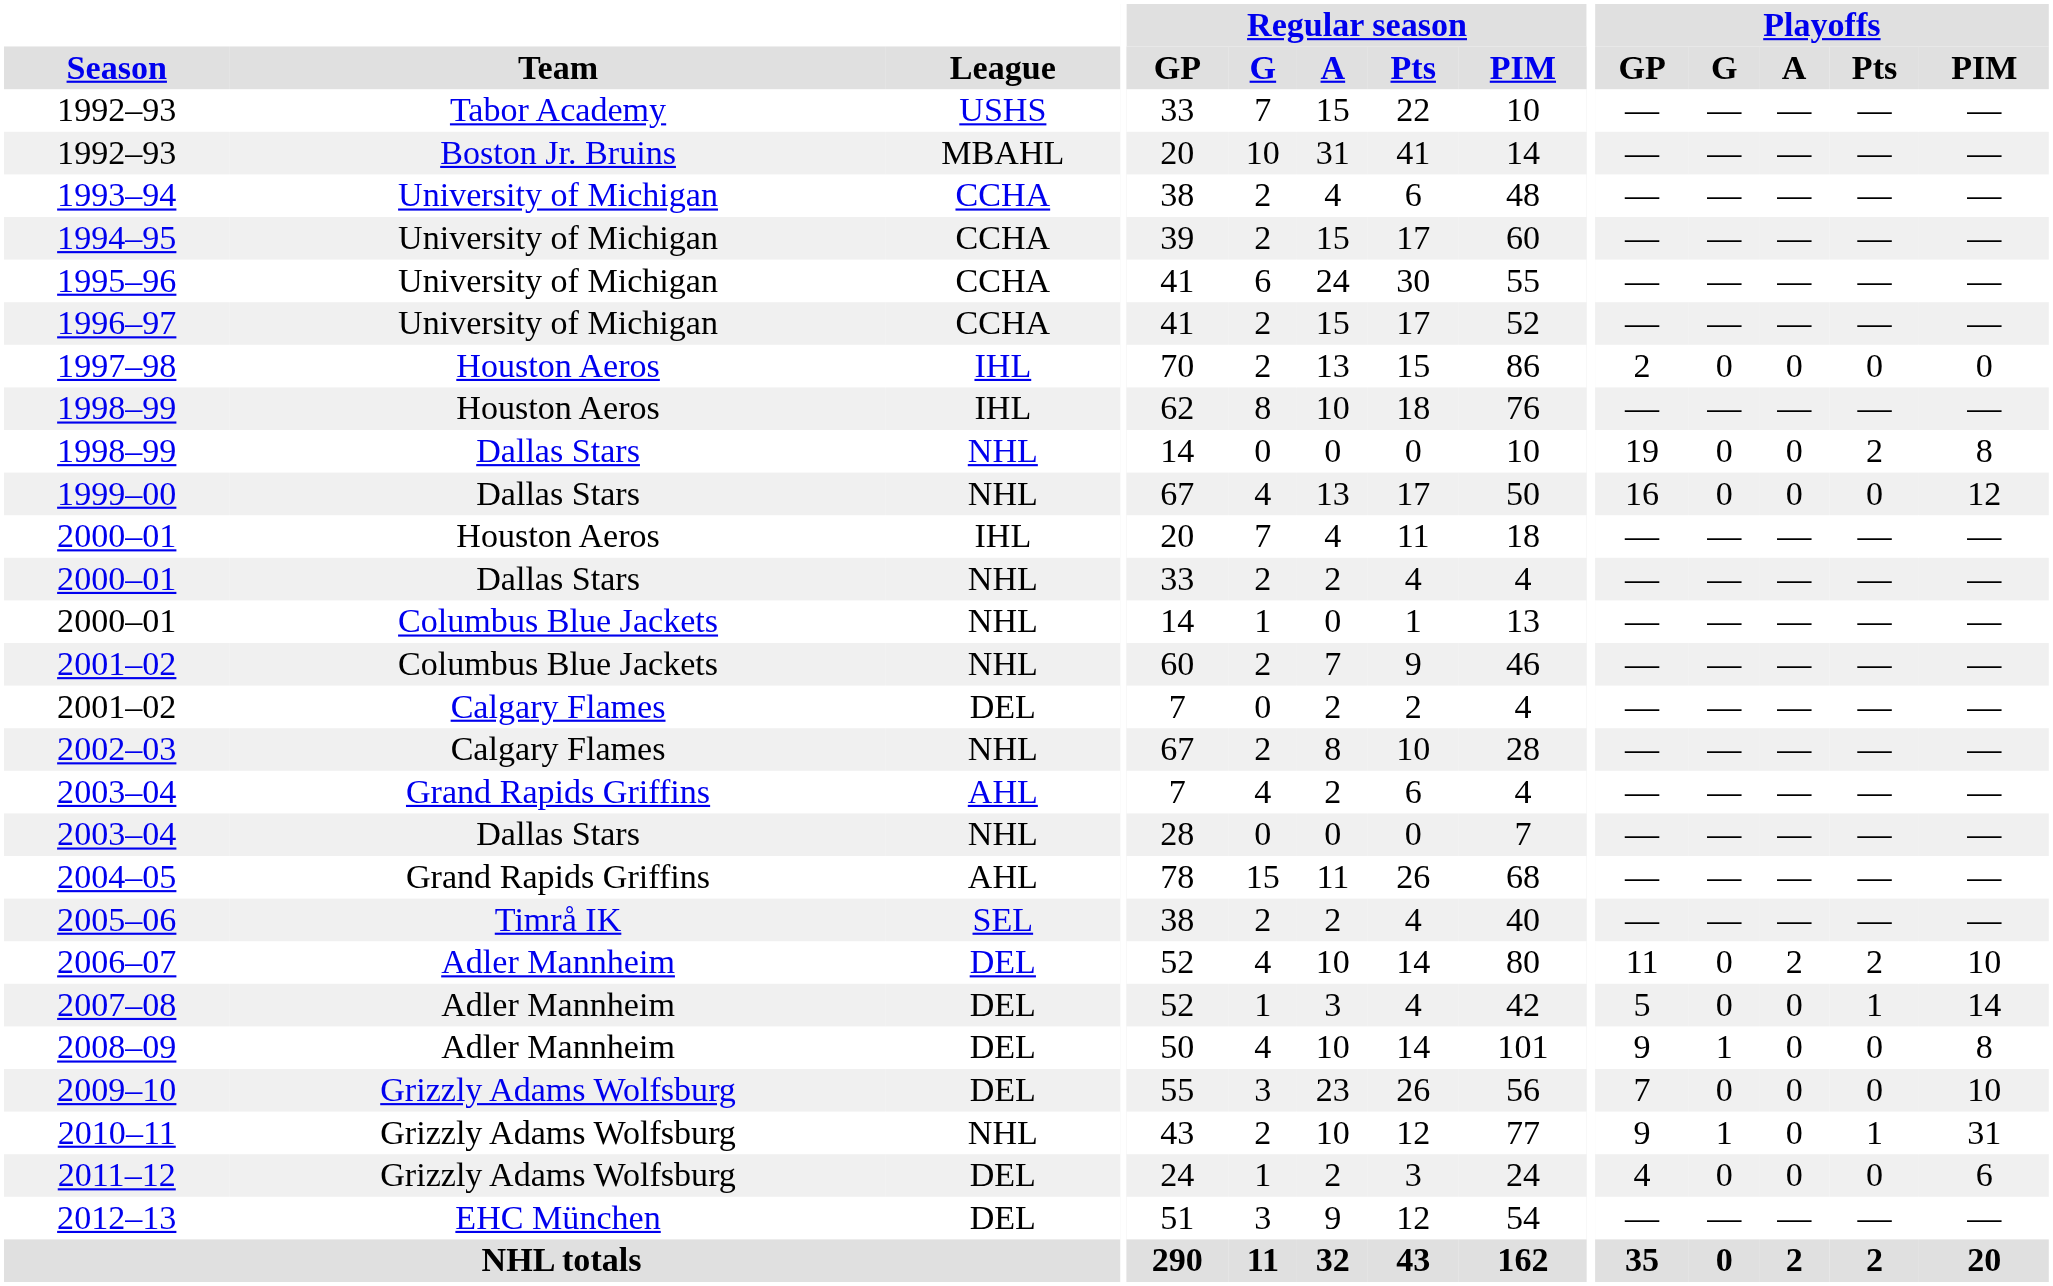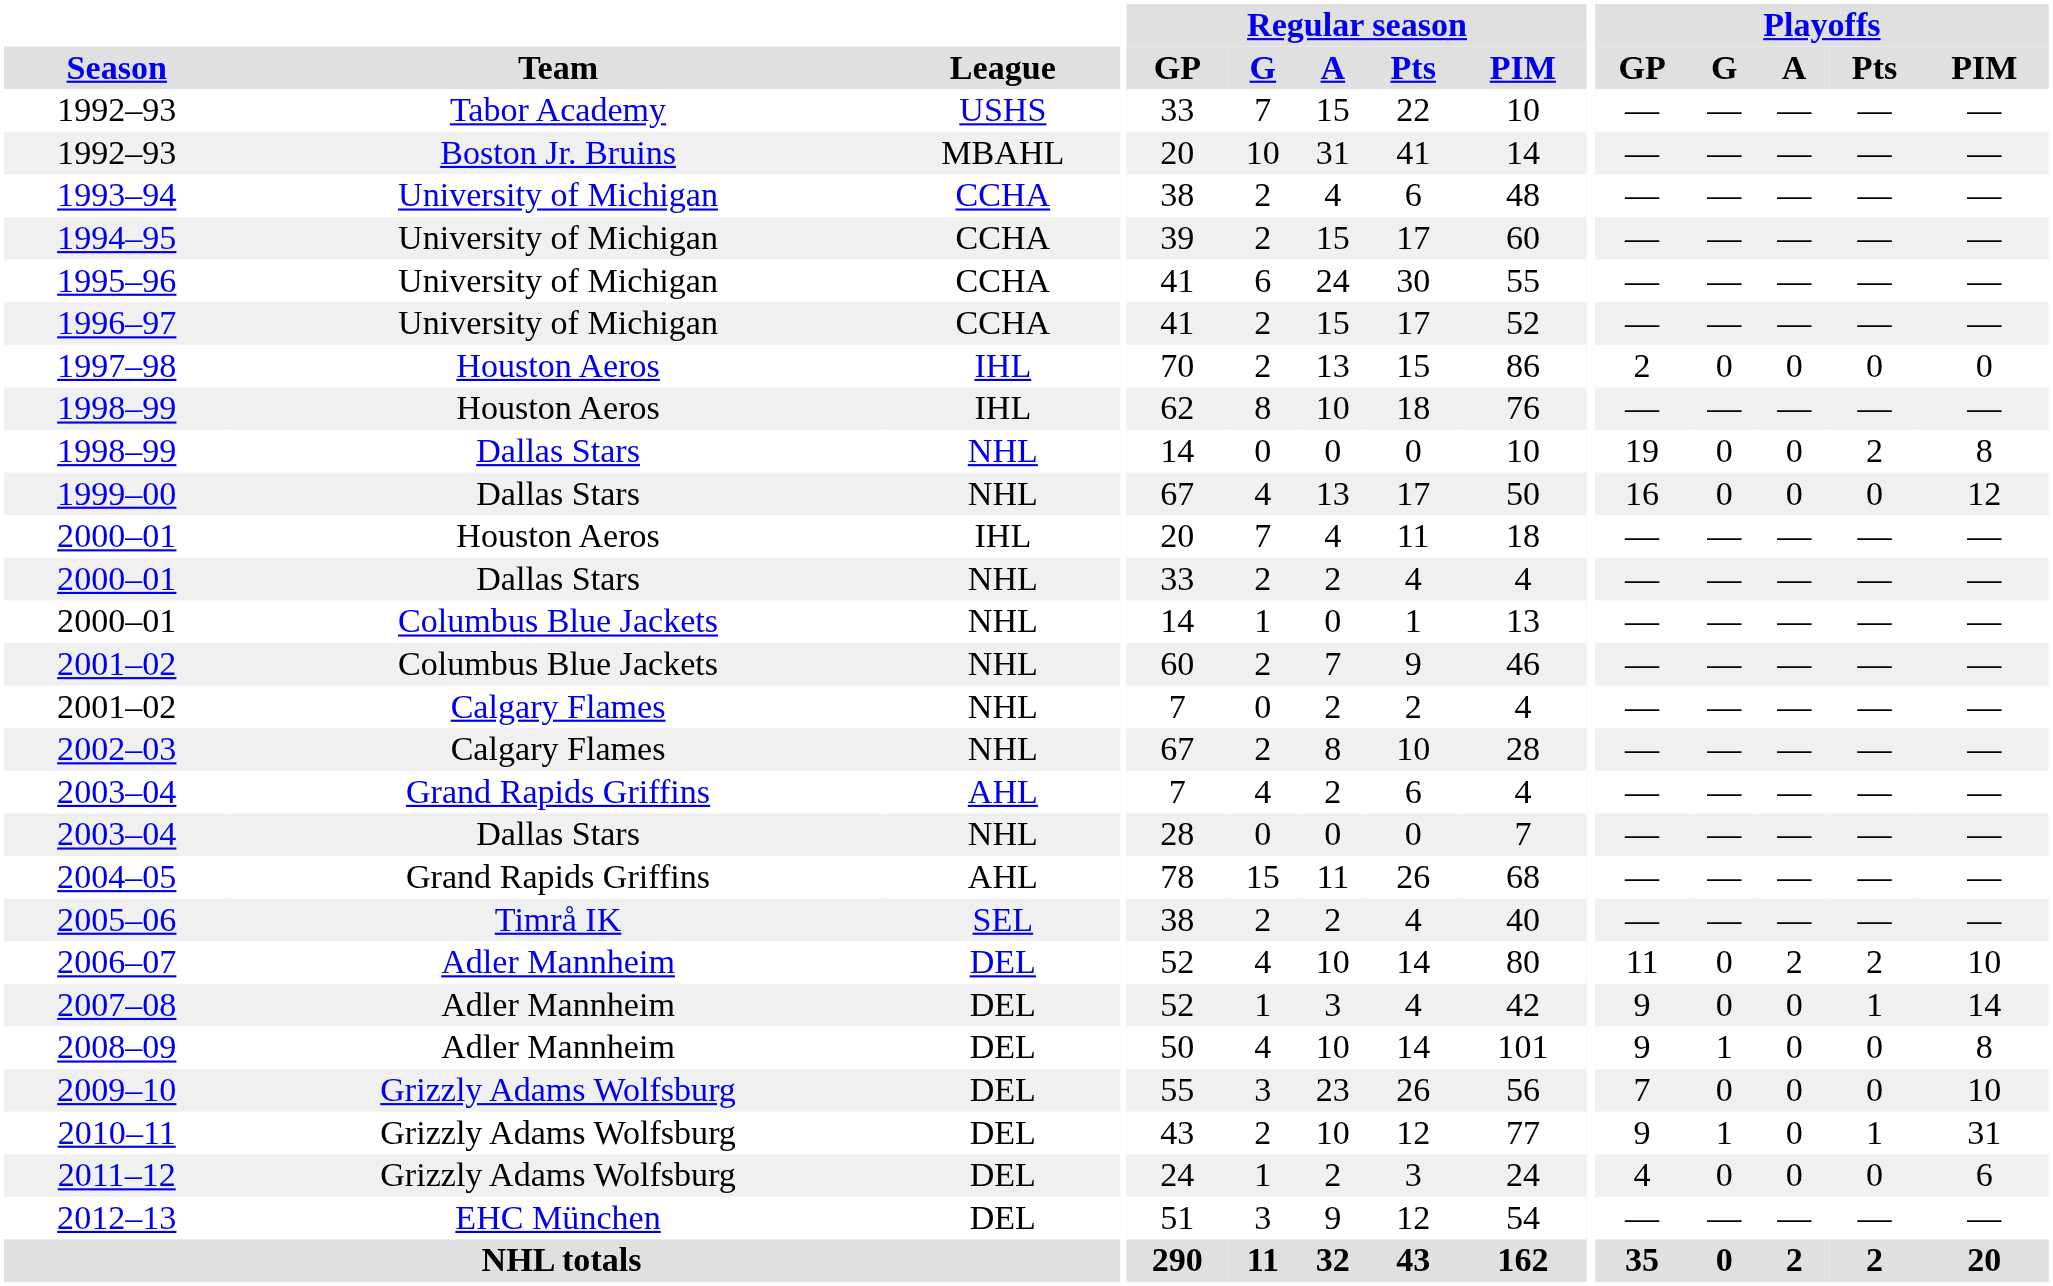(1003, 706) DEL -> (1003, 706) NHL
(1642, 1004) 5 -> (1642, 1004) 9
(1003, 1132) NHL -> (1003, 1132) DEL
